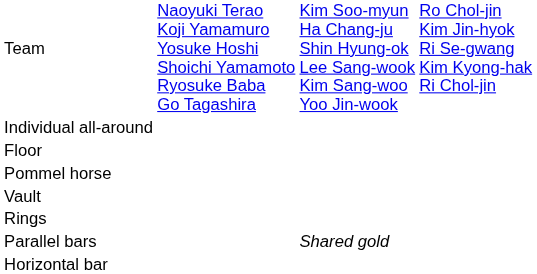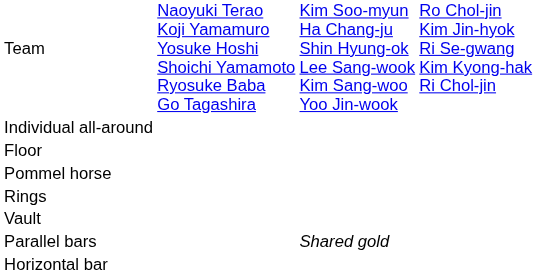rows swapped: (25, 219) <-> (22, 196)
